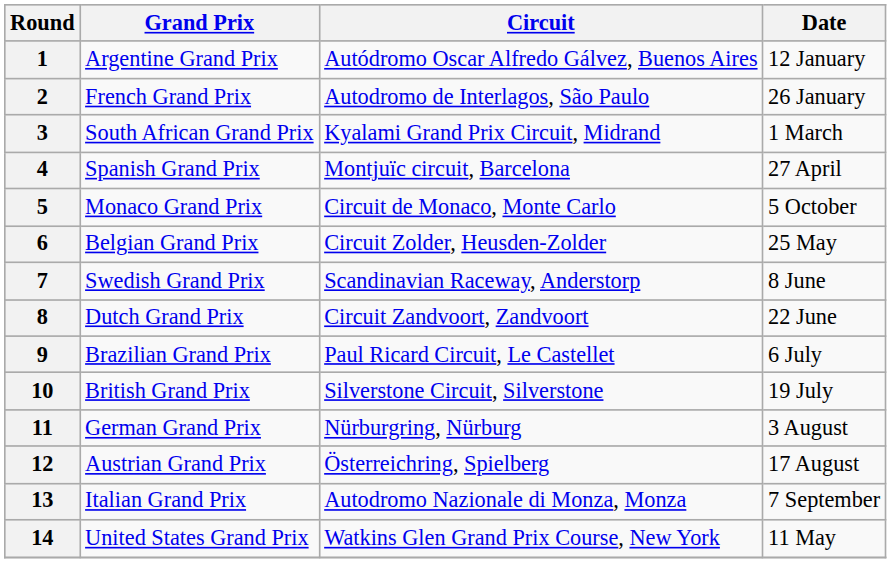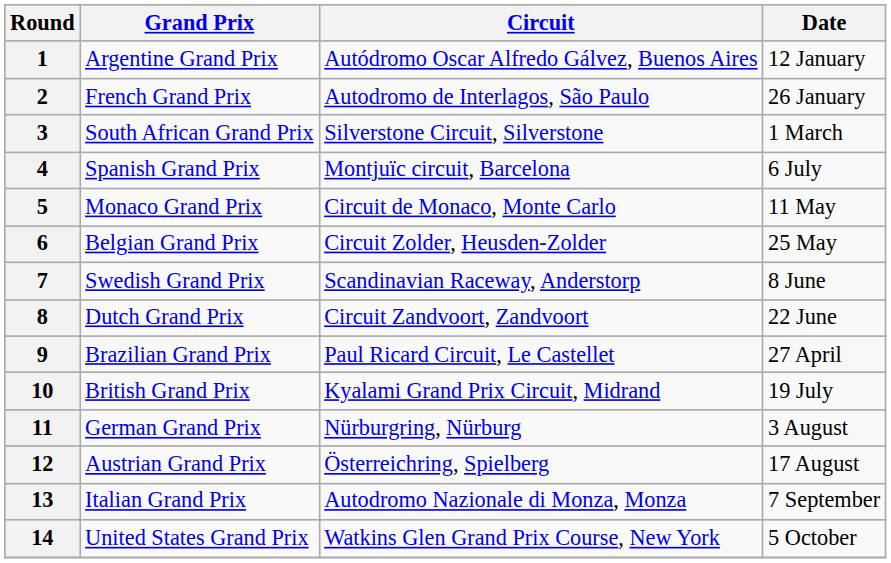(492, 132) Kyalami Grand Prix Circuit, Midrand -> (464, 132) Silverstone Circuit, Silverstone
(805, 169) 27 April -> (795, 169) 6 July
(812, 206) 5 October -> (802, 206) 11 May
(795, 353) 6 July -> (805, 353) 27 April
(464, 390) Silverstone Circuit, Silverstone -> (492, 390) Kyalami Grand Prix Circuit, Midrand
(802, 537) 11 May -> (812, 537) 5 October
